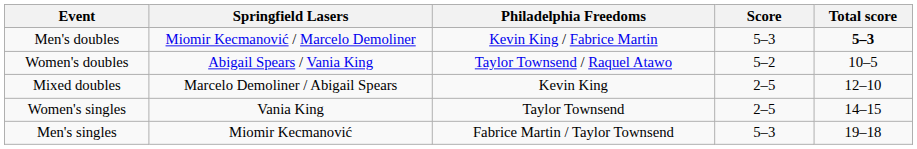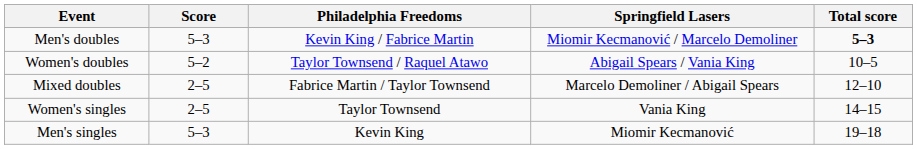columns swapped: (291, 16) <-> (764, 16)
(573, 86) Kevin King -> (389, 86) Fabrice Martin / Taylor Townsend
(573, 132) Fabrice Martin / Taylor Townsend -> (389, 132) Kevin King
